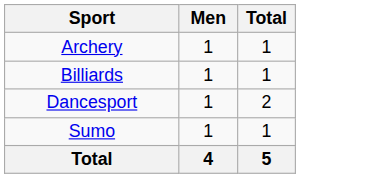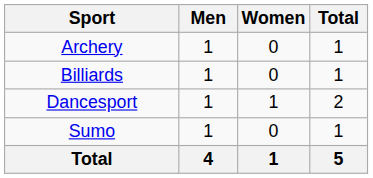+ column: (273, 18)
